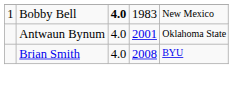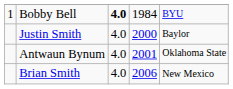(144, 14) 1983 -> (144, 14) 1984
(188, 14) New Mexico -> (173, 14) BYU
+ row: (50, 34)
(144, 53) 2008 -> (144, 73) 2006
(173, 53) BYU -> (188, 73) New Mexico
